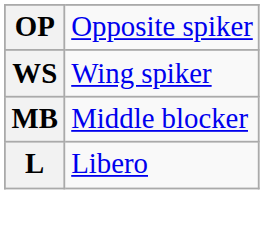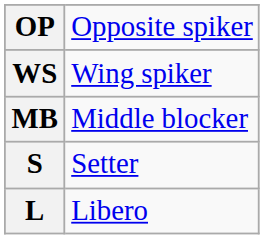+ row: (35, 164)
